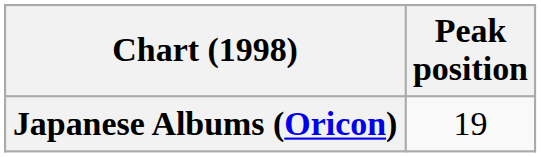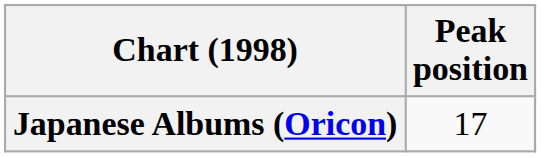(470, 123) 19 -> (470, 123) 17
